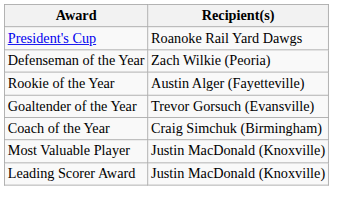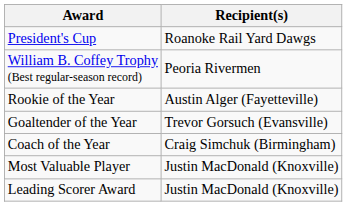+ row: (83, 68)
- row: (76, 60)
